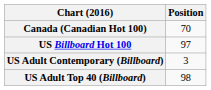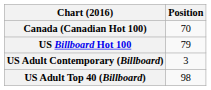(186, 45) 97 -> (186, 45) 79
